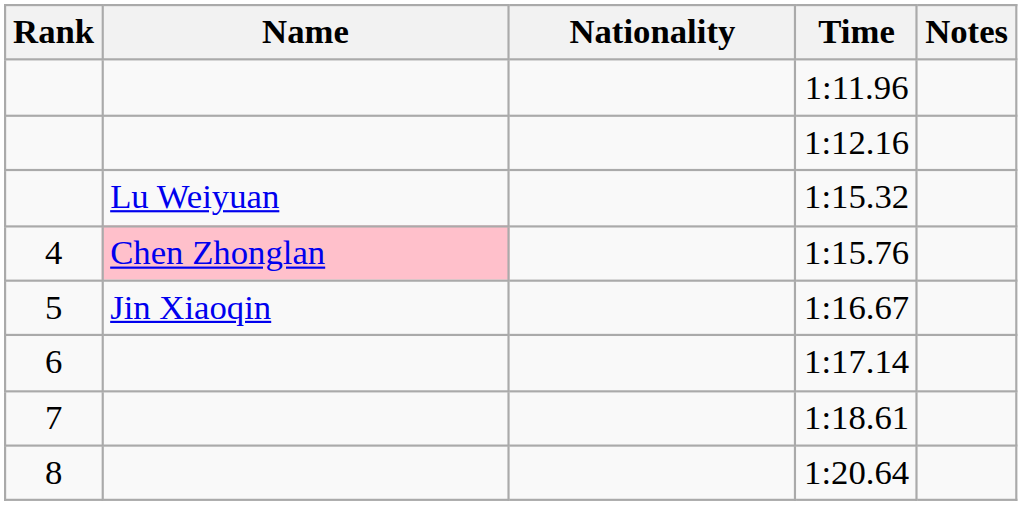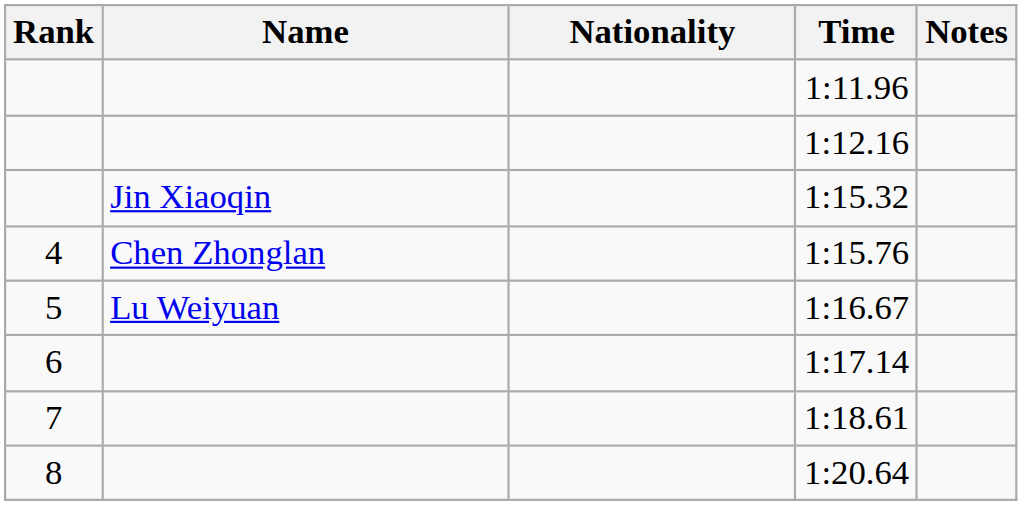(195, 197) Lu Weiyuan -> (191, 197) Jin Xiaoqin
(218, 252) pink background -> (218, 252) no background
(191, 307) Jin Xiaoqin -> (195, 307) Lu Weiyuan
